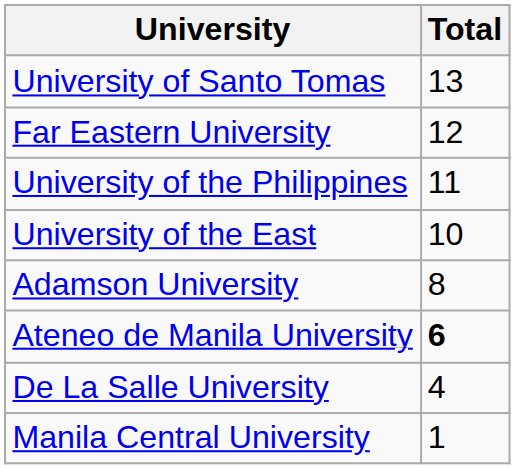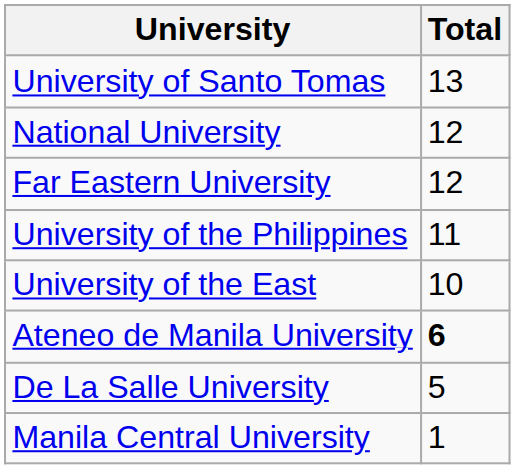+ row: (146, 132)
- row: (155, 285)
(437, 387) 4 -> (437, 387) 5
